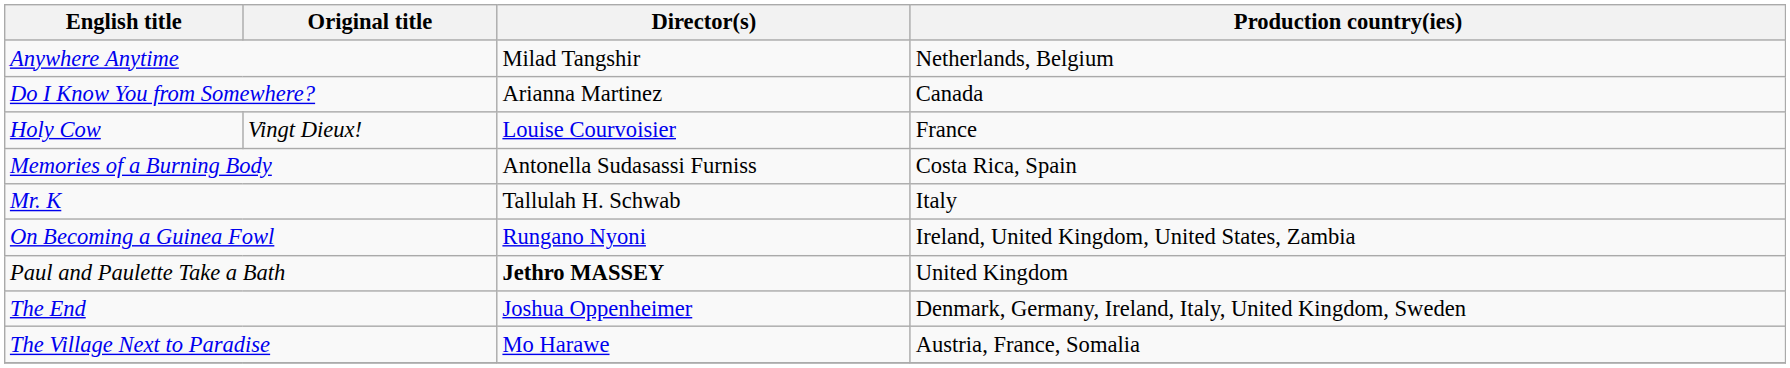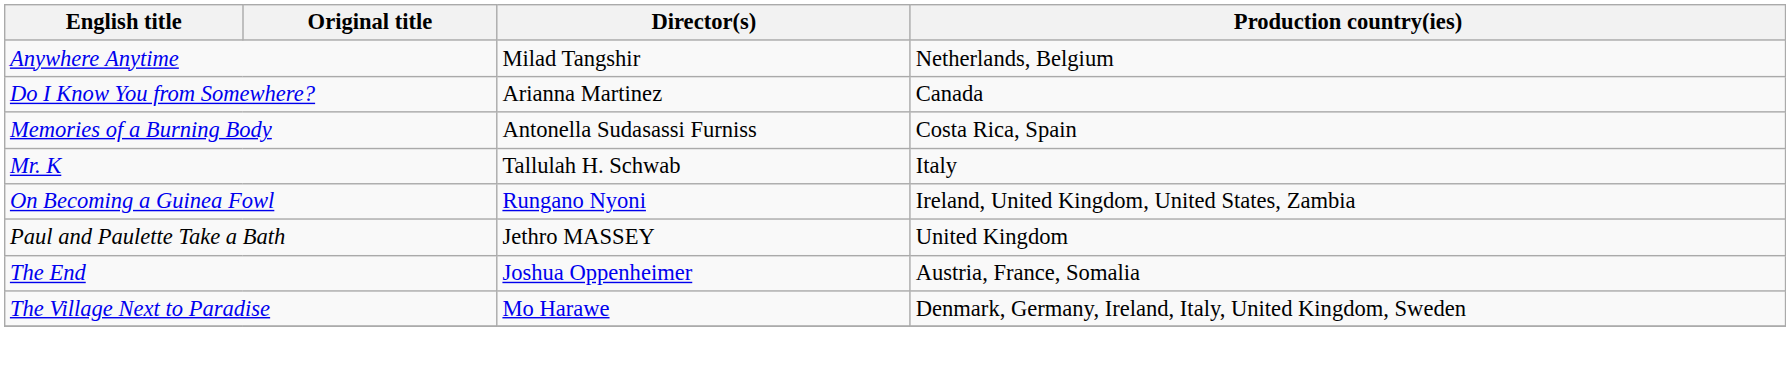- row: (55, 129)
(583, 272) bold -> (579, 237) normal
(1191, 308) Denmark, Germany, Ireland, Italy, United Kingdom, Sweden -> (1028, 272) Austria, France, Somalia
(1028, 344) Austria, France, Somalia -> (1191, 308) Denmark, Germany, Ireland, Italy, United Kingdom, Sweden
